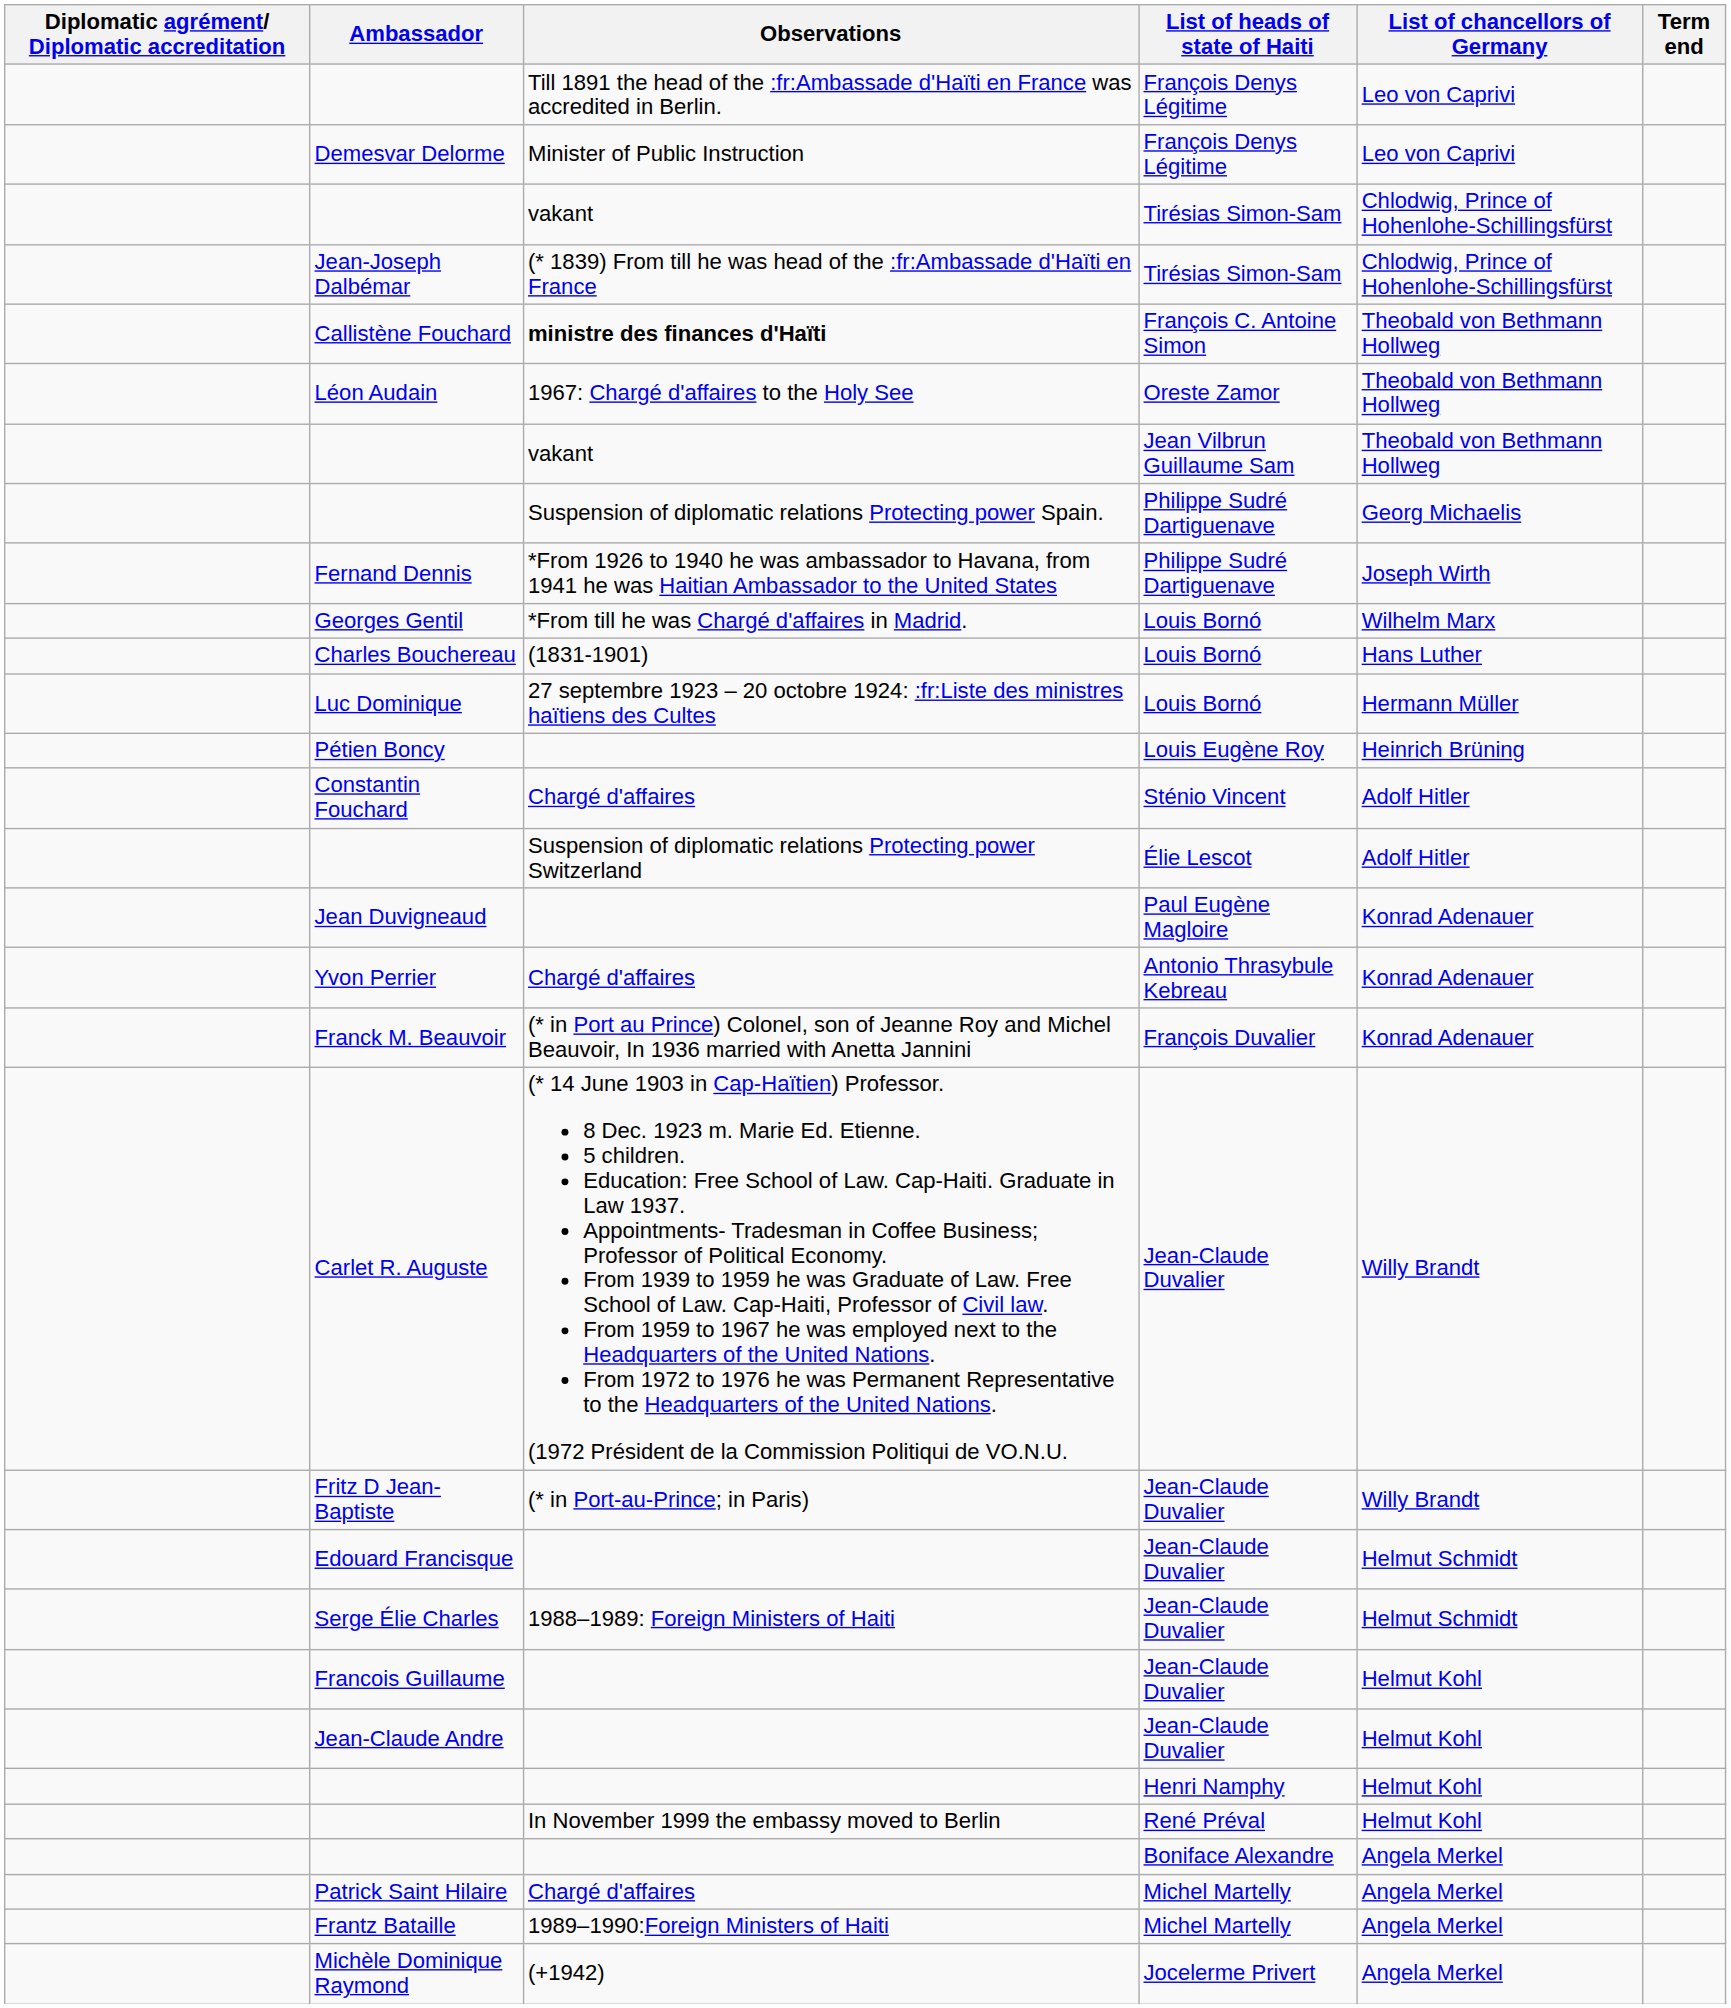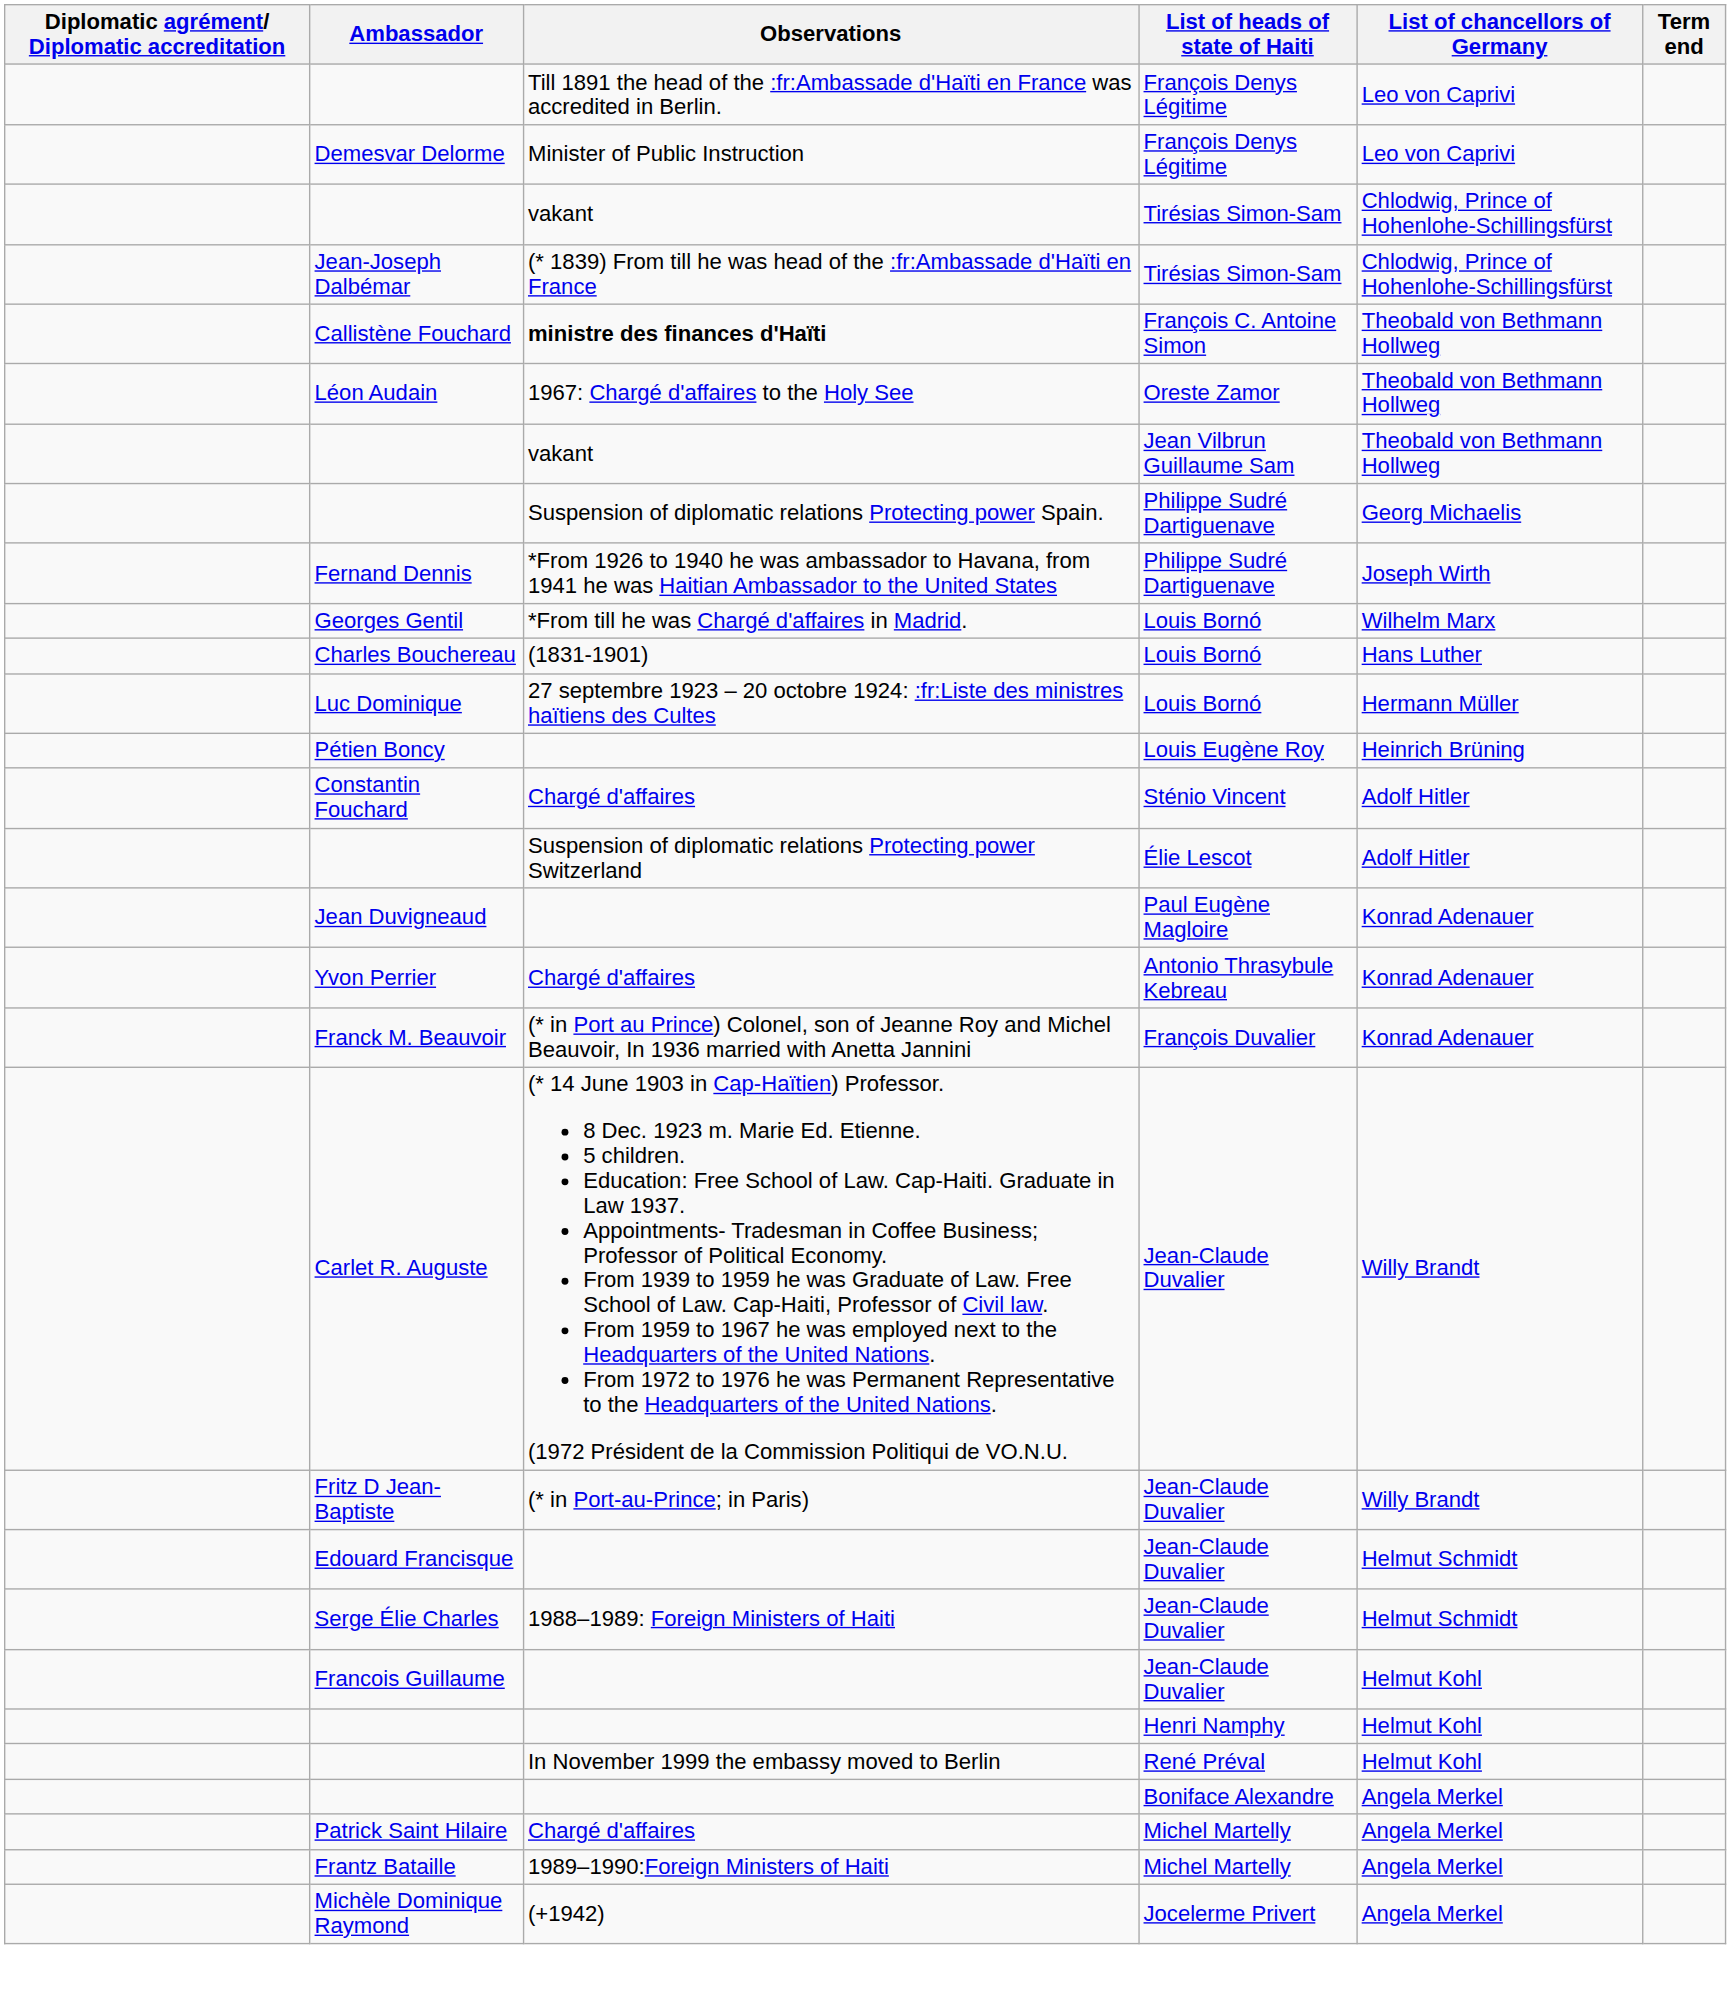- row: (409, 1738)
